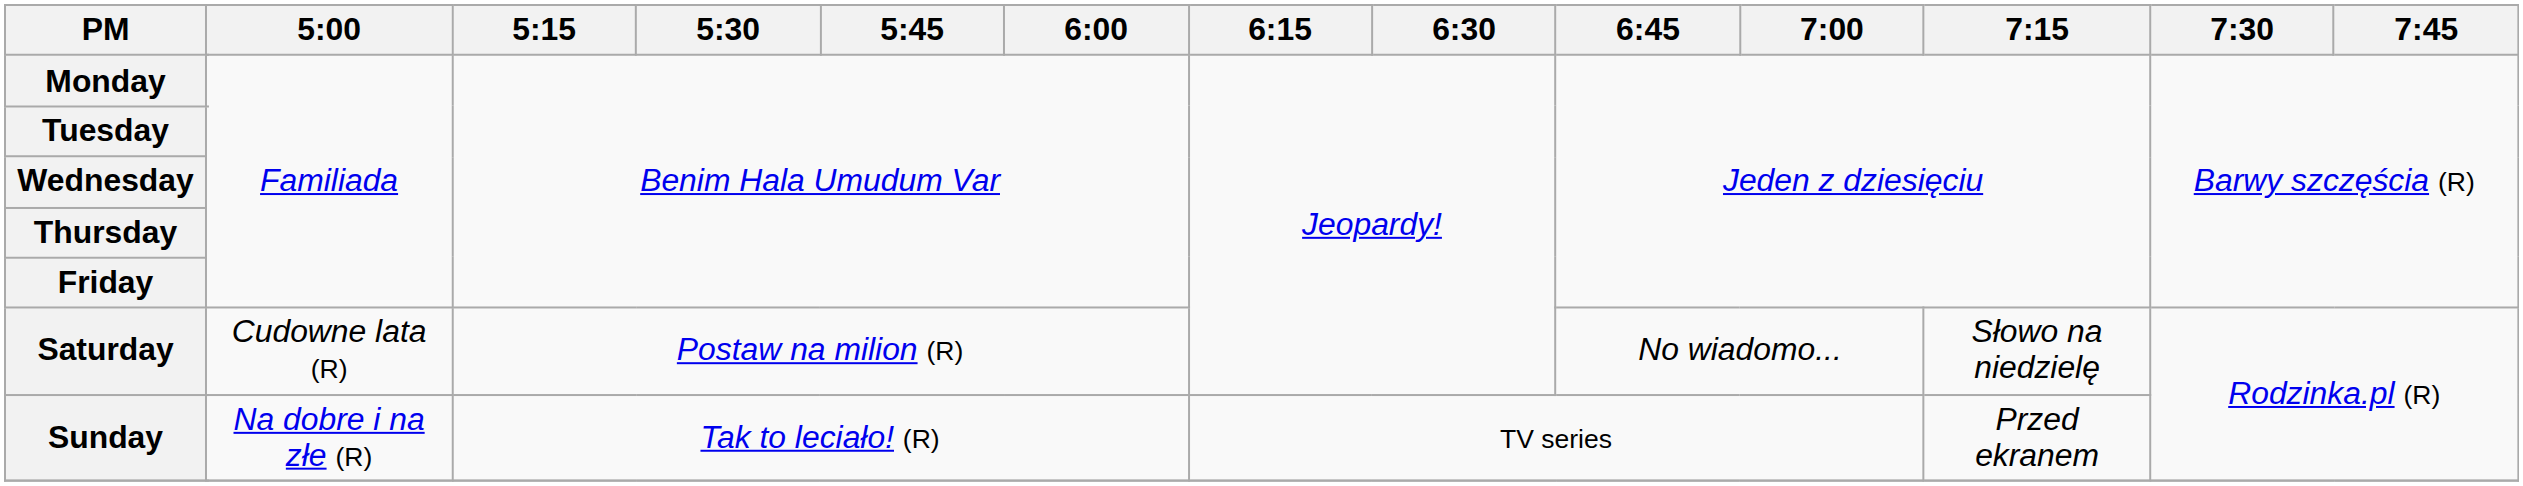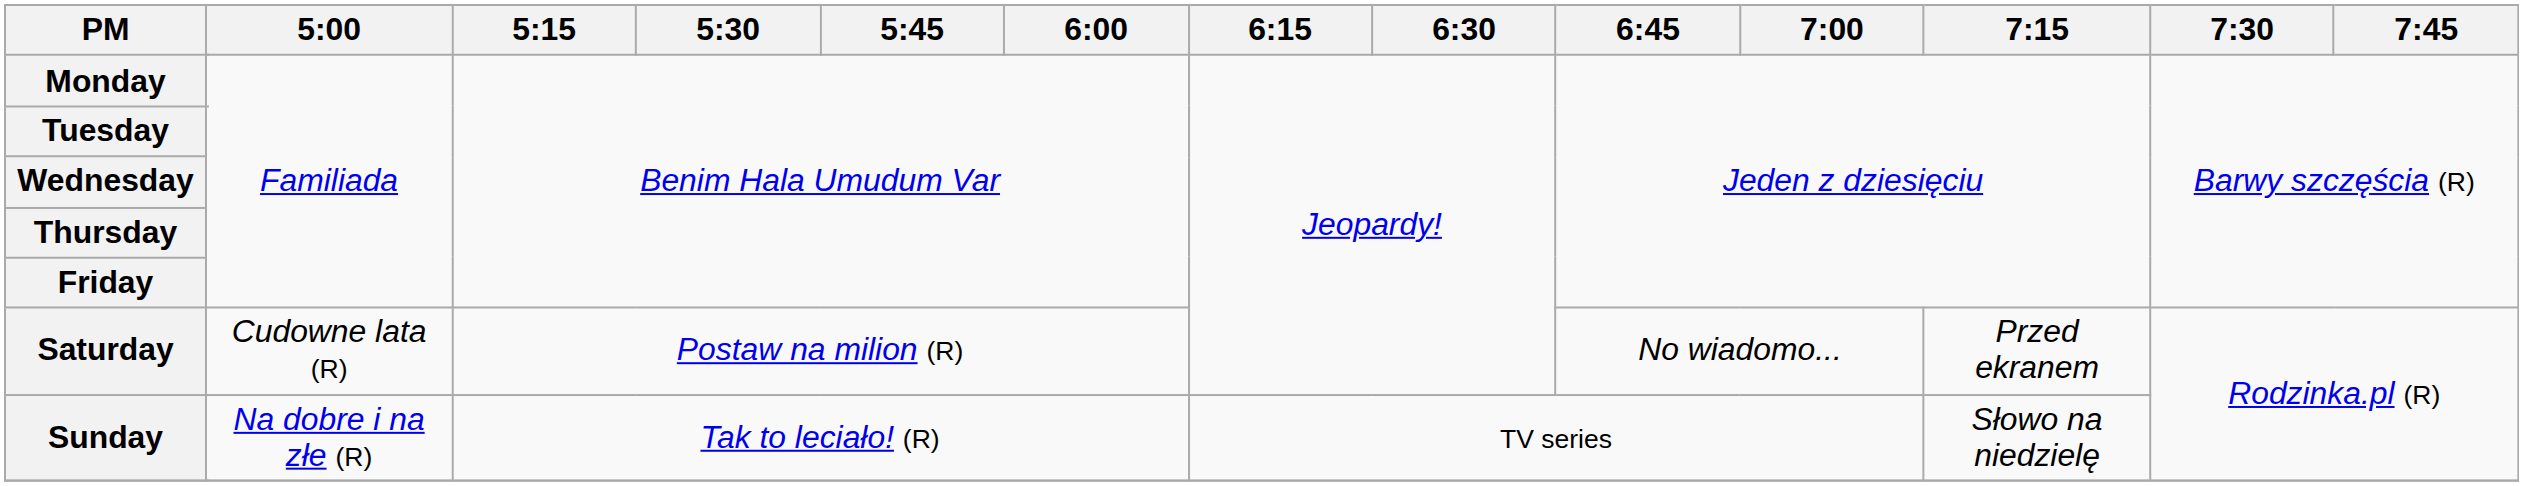(2037, 350) Słowo na niedzielę -> (2037, 350) Przed ekranem
(2037, 436) Przed ekranem -> (2037, 436) Słowo na niedzielę
